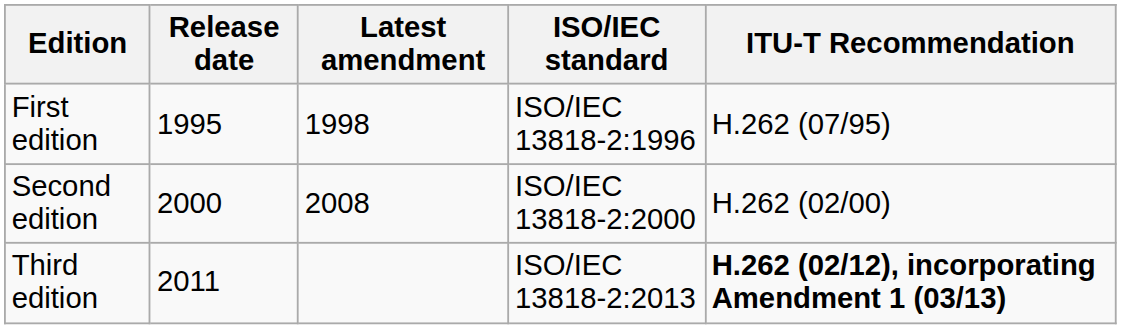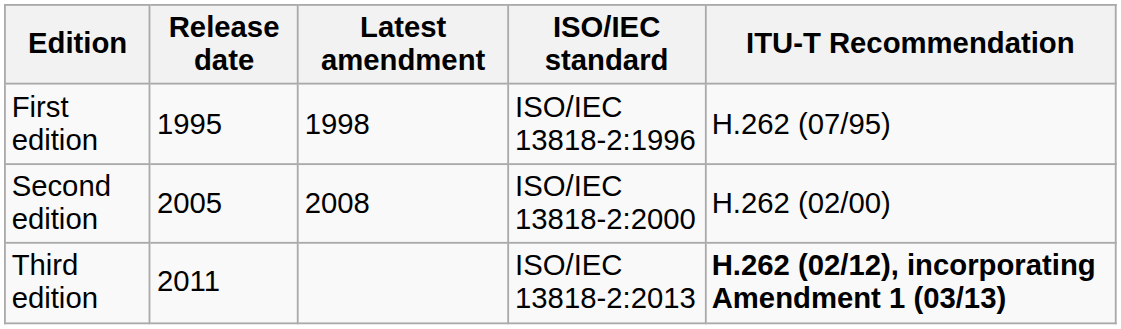(190, 202) 2000 -> (190, 202) 2005
